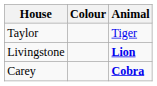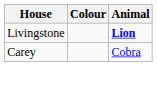- row: (23, 33)
(128, 71) bold -> (126, 52) normal
